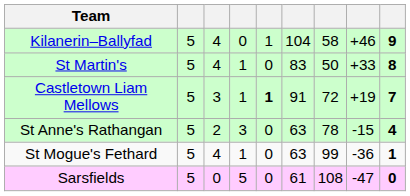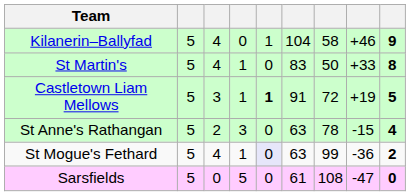(392, 97) 7 -> (392, 97) 5
(269, 154) no background -> (269, 154) lavender background
(392, 154) 1 -> (392, 154) 2
